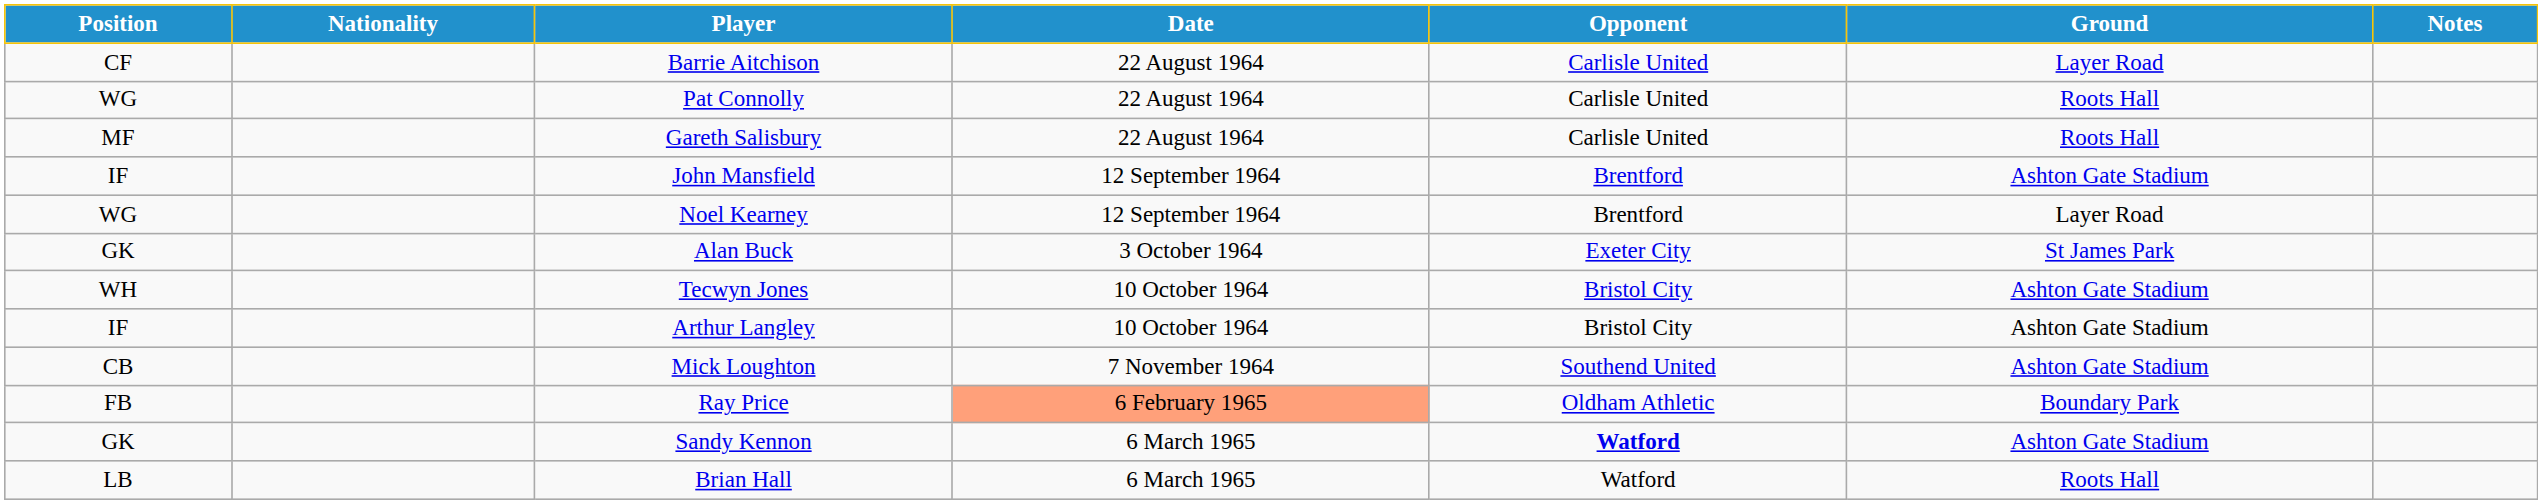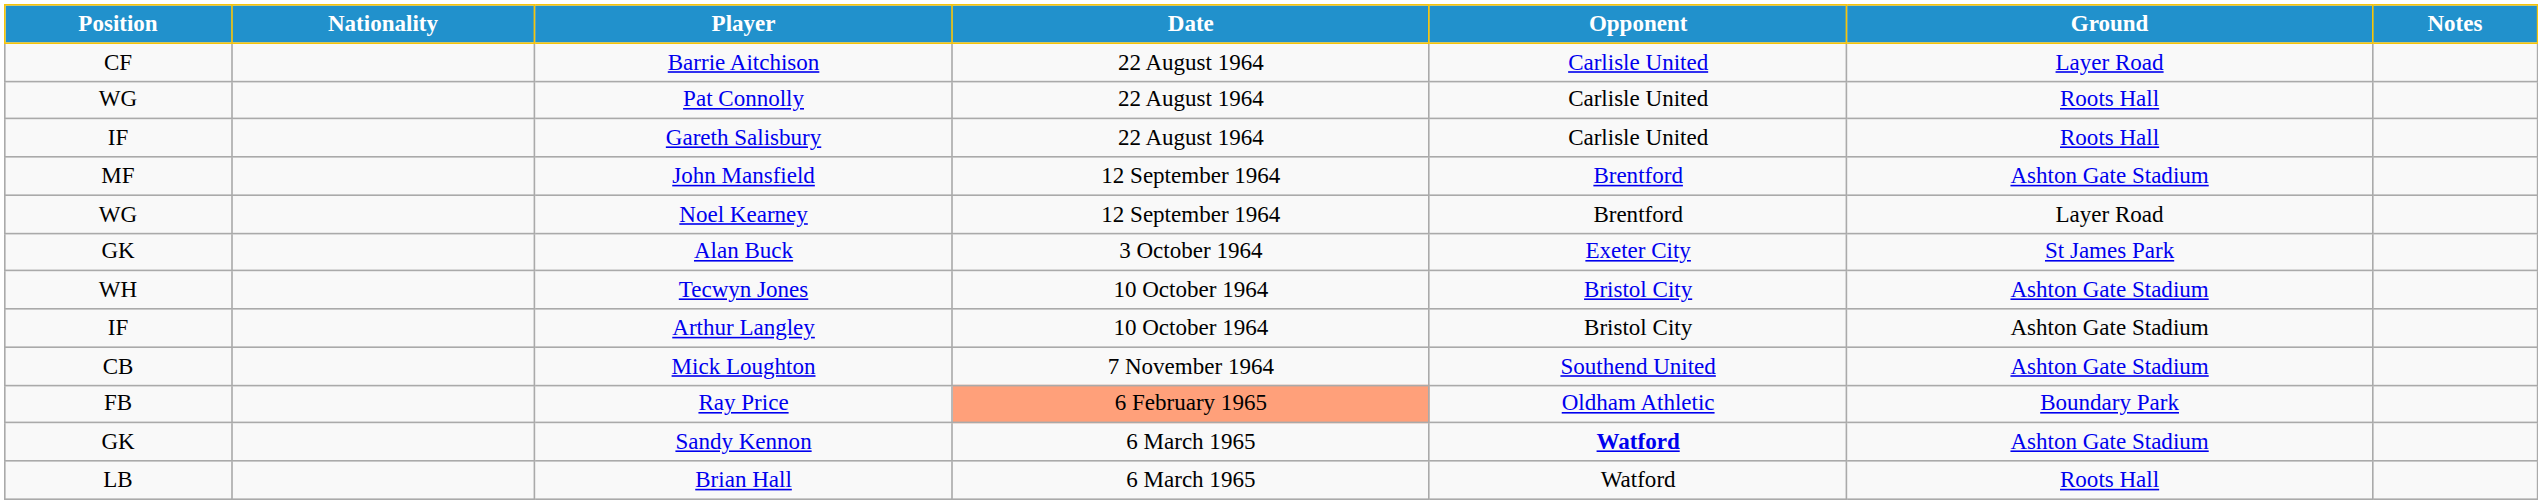(118, 137) MF -> (118, 137) IF
(118, 175) IF -> (118, 175) MF
